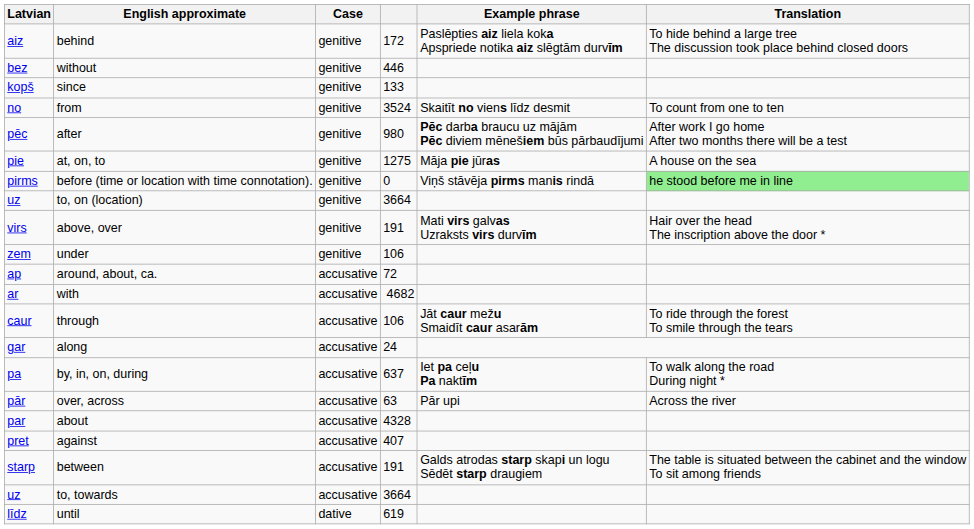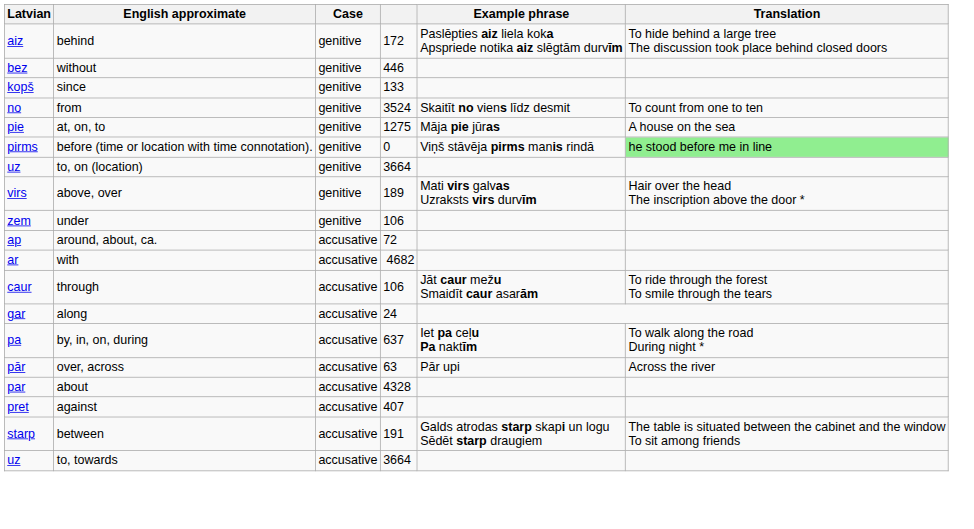- row: (69, 134)
(394, 227) 191 -> (394, 193) 189
- row: (68, 514)
